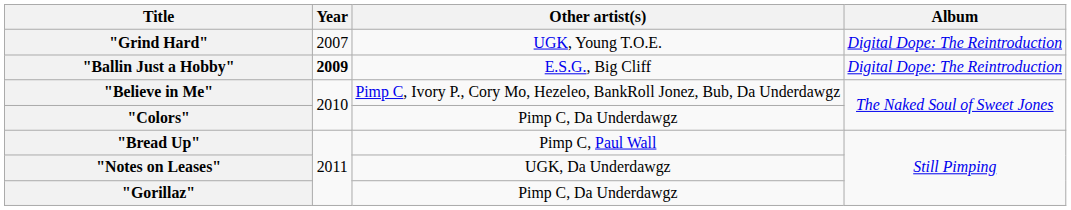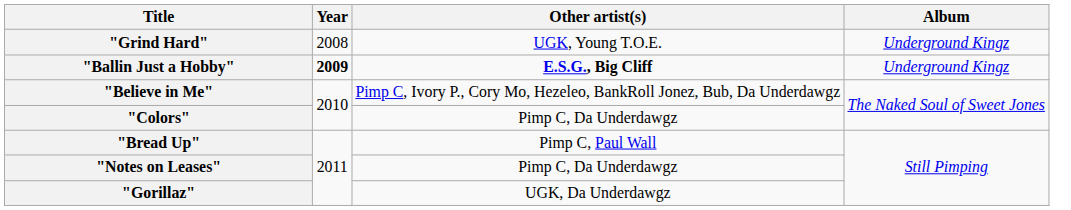(332, 42) 2007 -> (332, 42) 2008
(955, 42) Digital Dope: The Reintroduction -> (946, 42) Underground Kingz
(598, 67) normal -> (598, 67) bold
(955, 67) Digital Dope: The Reintroduction -> (946, 67) Underground Kingz
(598, 167) UGK, Da Underdawgz -> (598, 167) Pimp C, Da Underdawgz
(598, 192) Pimp C, Da Underdawgz -> (598, 192) UGK, Da Underdawgz
